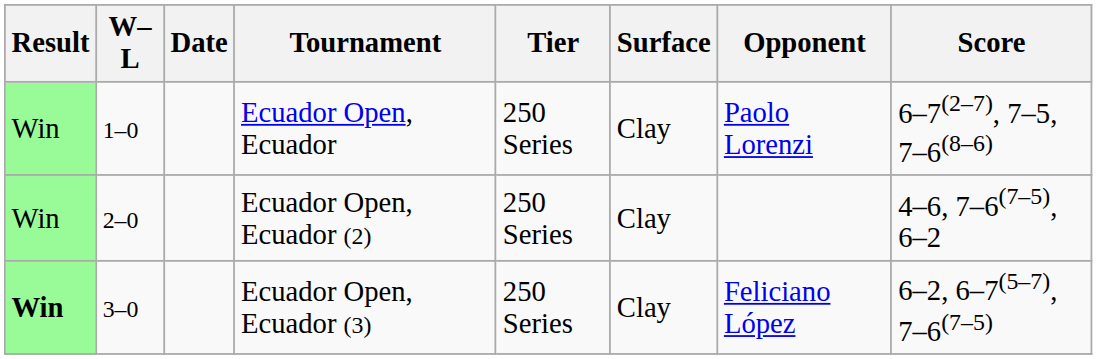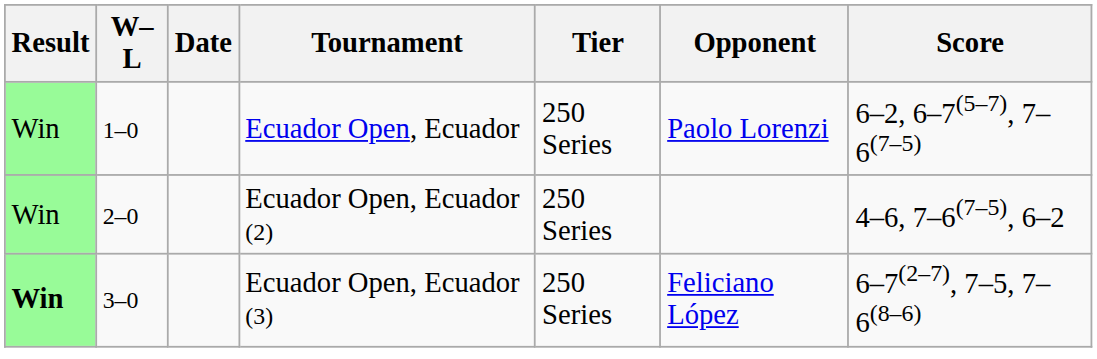- column: (664, 43)
(978, 128) 6–7(2–7), 7–5, 7–6(8–6) -> (953, 128) 6–2, 6–7(5–7), 7–6(7–5)
(978, 307) 6–2, 6–7(5–7), 7–6(7–5) -> (953, 299) 6–7(2–7), 7–5, 7–6(8–6)
